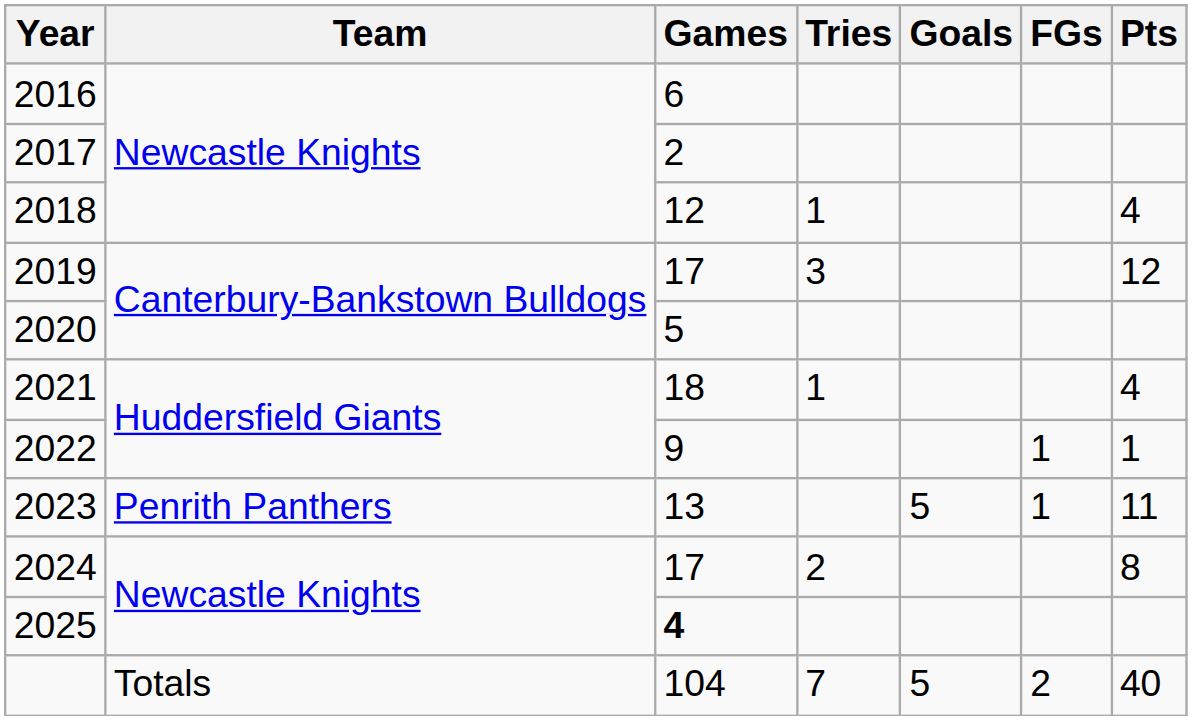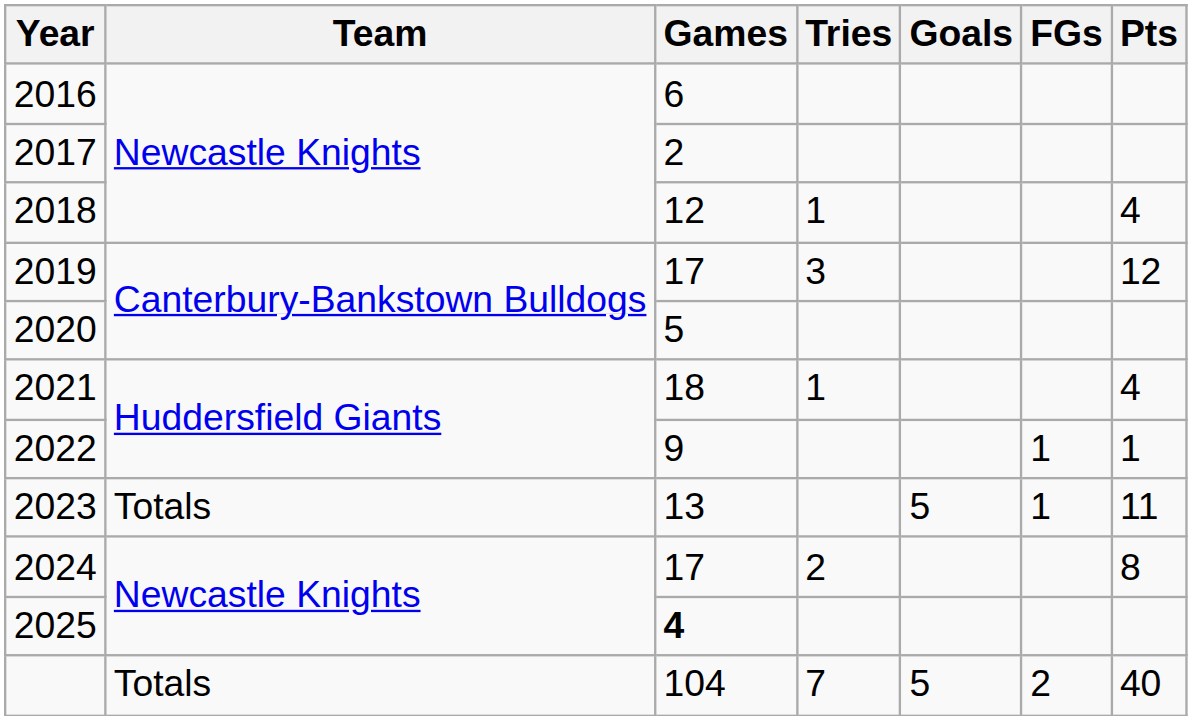(253, 507) Penrith Panthers -> (163, 507) Totals
